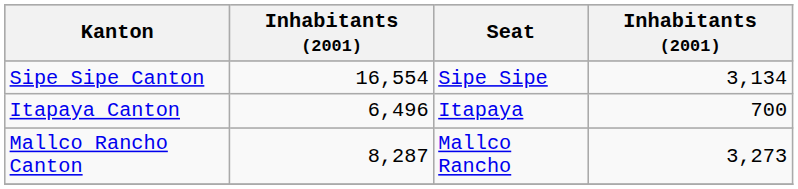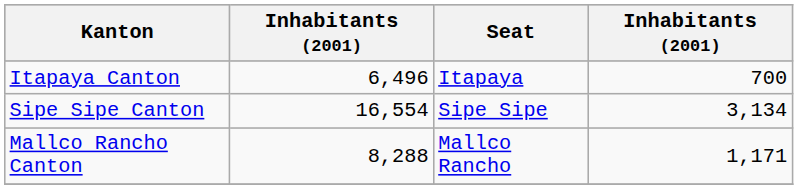rows swapped: (107, 78) <-> (95, 111)
(398, 156) 8,287 -> (398, 156) 8,288
(757, 156) 3,273 -> (757, 156) 1,171
